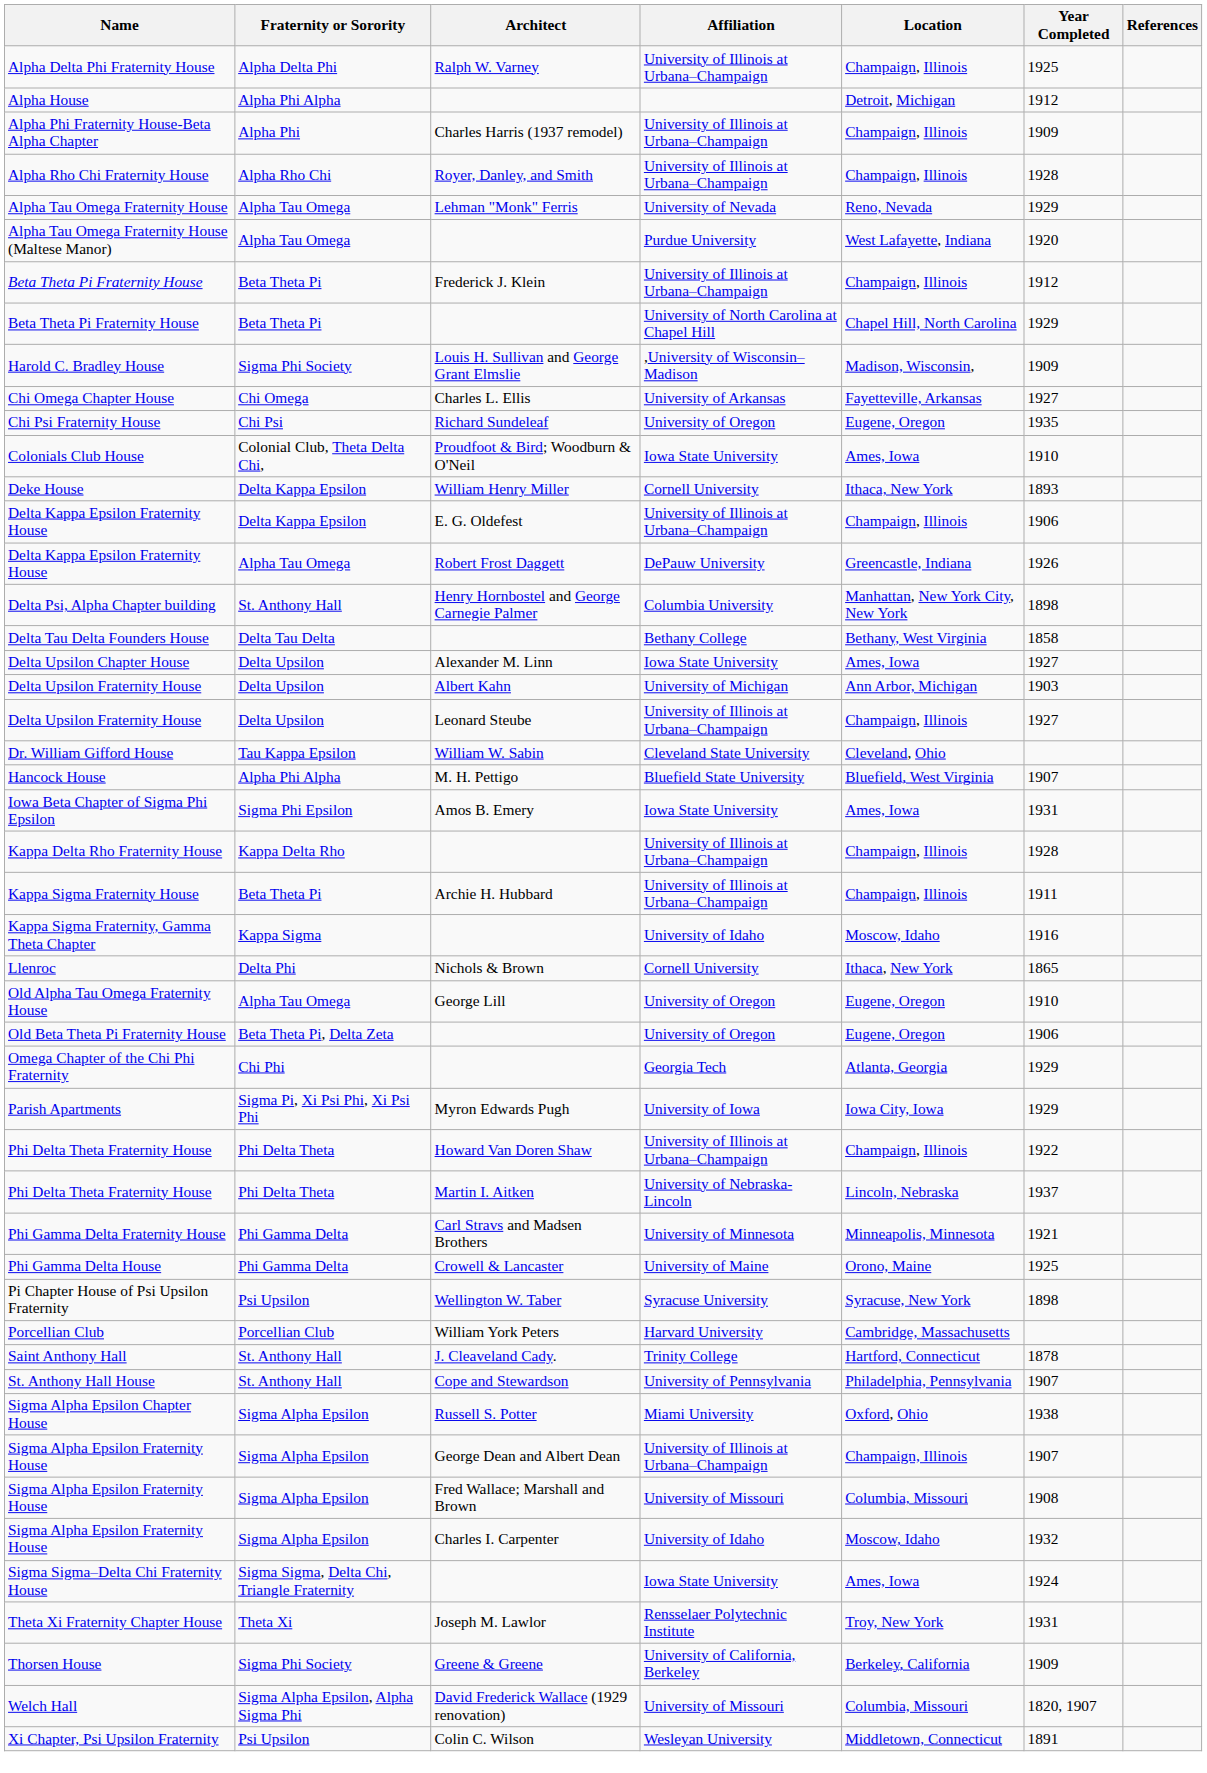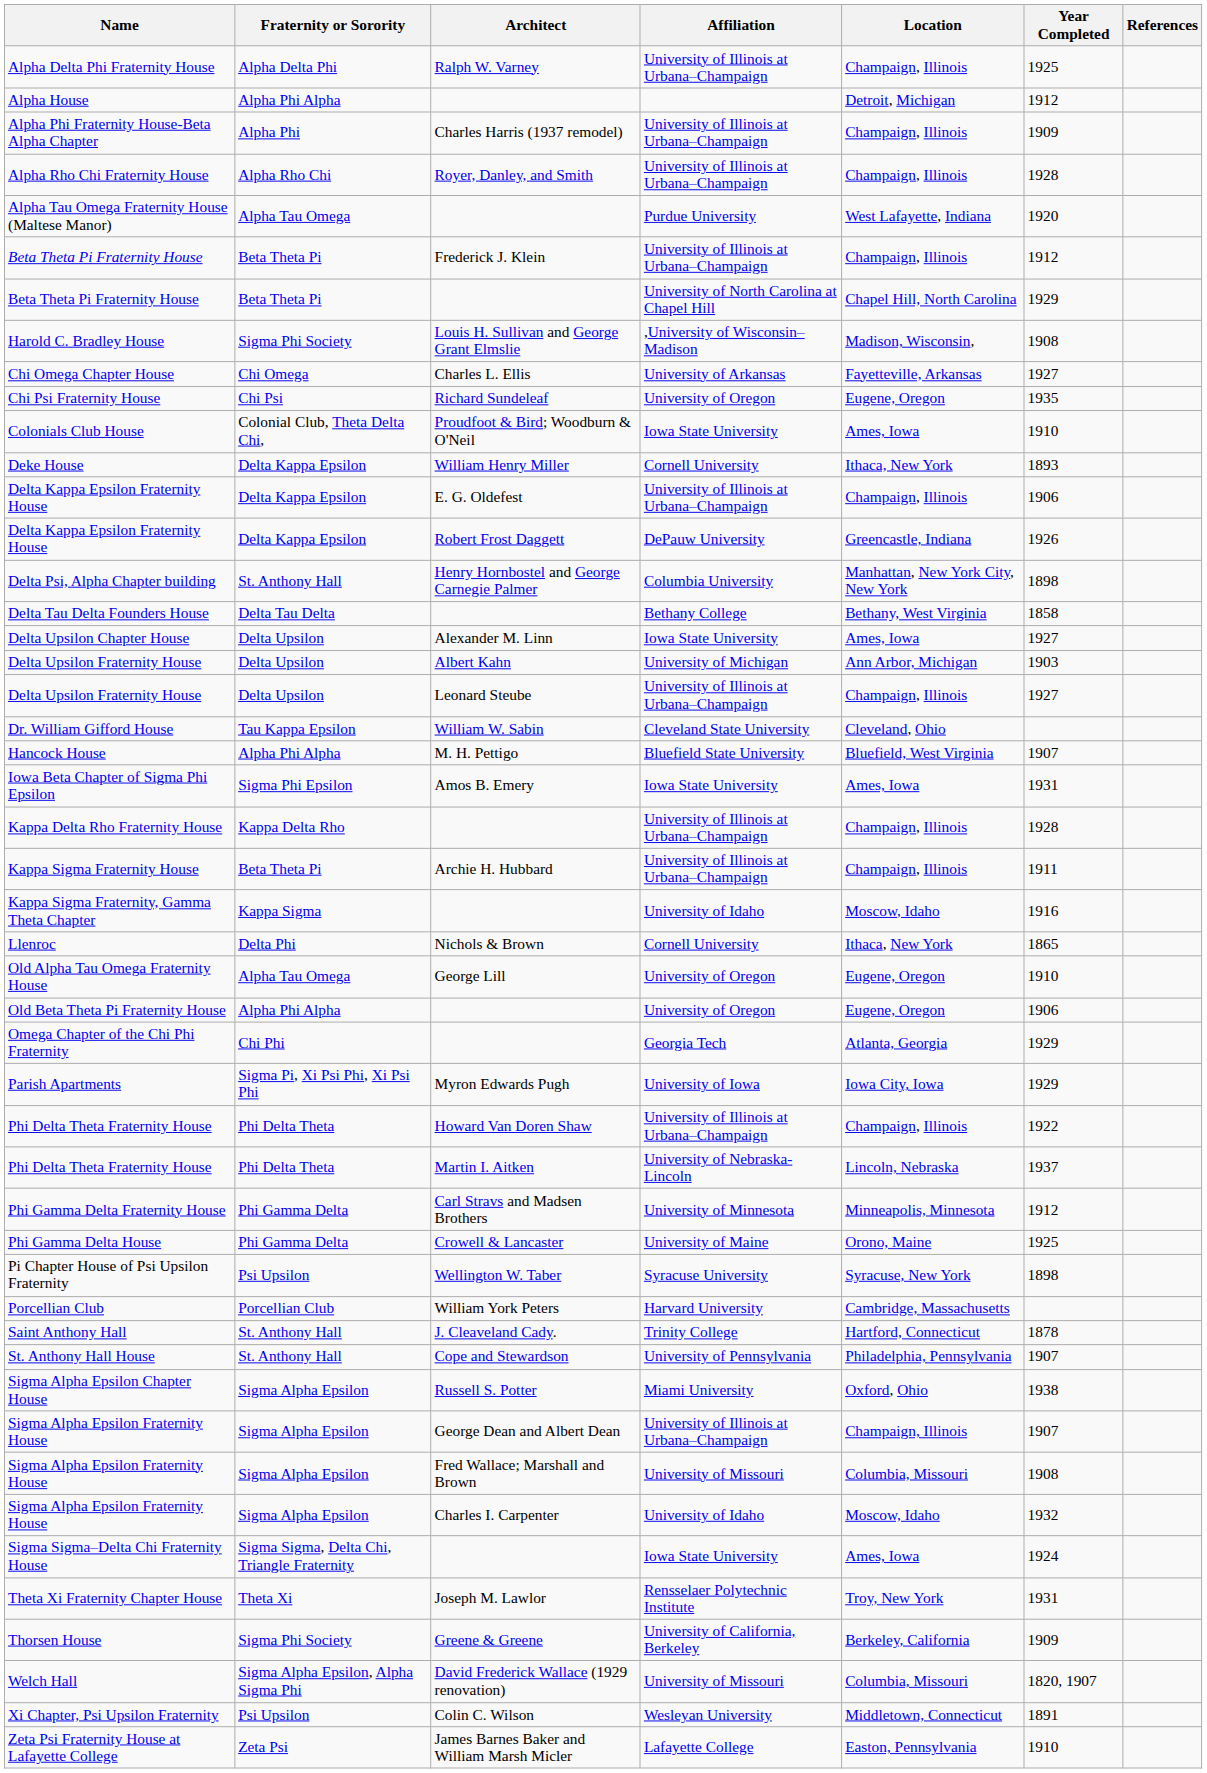- row: (118, 207)
(1043, 365) 1909 -> (1043, 341) 1908
(294, 563) Alpha Tau Omega -> (302, 539) Delta Kappa Epsilon
(316, 1034) Beta Theta Pi, Delta Zeta -> (289, 1009) Alpha Phi Alpha
(1043, 1233) 1921 -> (1043, 1209) 1912
+ row: (94, 1747)
